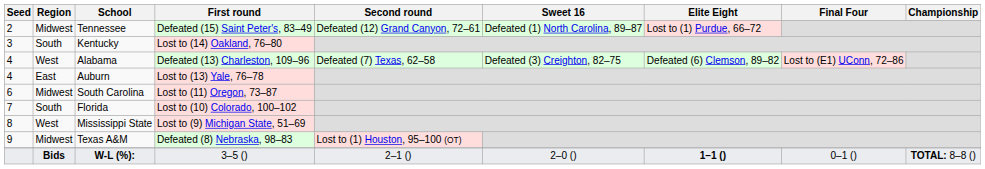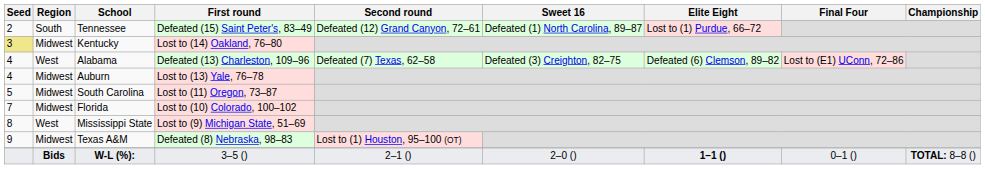(54, 29) Midwest -> (49, 29) South
(10, 45) no background -> (10, 45) khaki background
(49, 45) South -> (54, 45) Midwest
(46, 76) East -> (54, 76) Midwest
(10, 92) 6 -> (10, 92) 5
(49, 108) South -> (54, 108) Midwest
